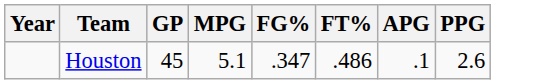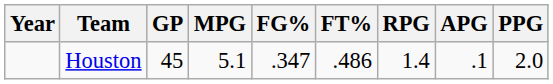+ column: (406, 23)
(471, 60) 2.6 -> (529, 60) 2.0
